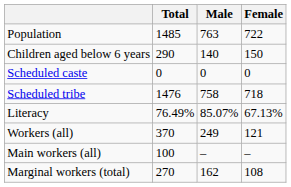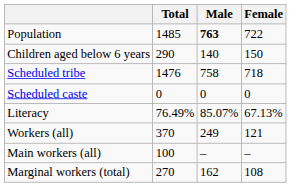(209, 34) normal -> (209, 34) bold
rows swapped: (47, 73) <-> (46, 93)
